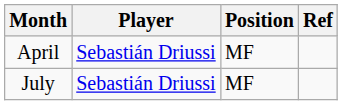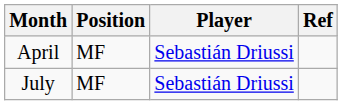columns swapped: (146, 20) <-> (259, 20)
